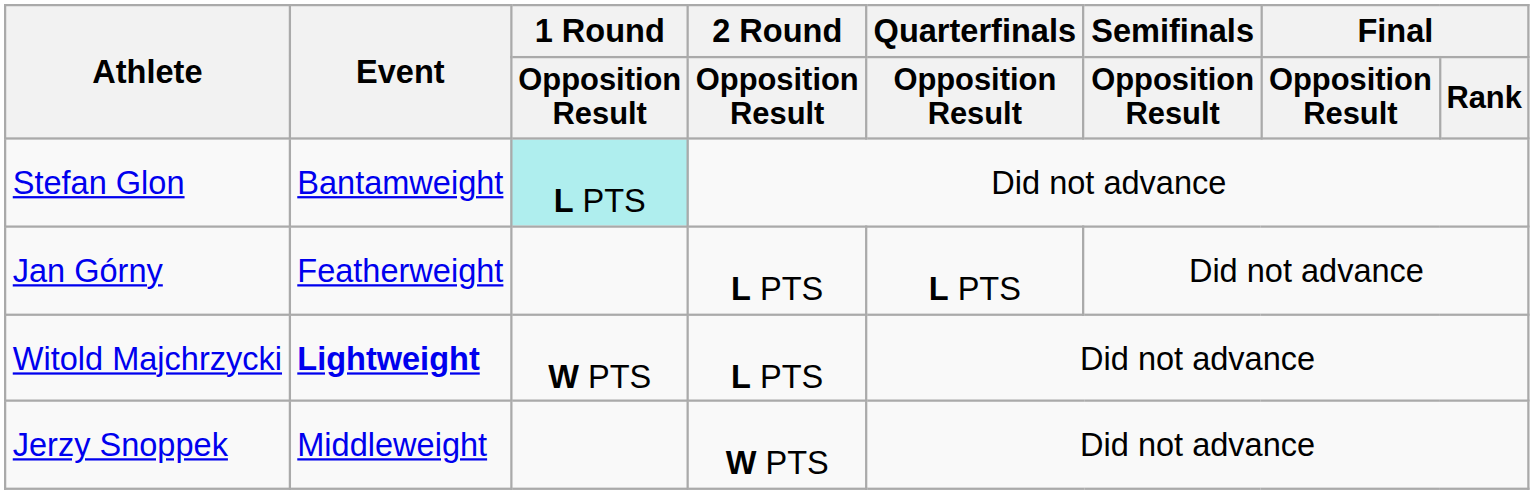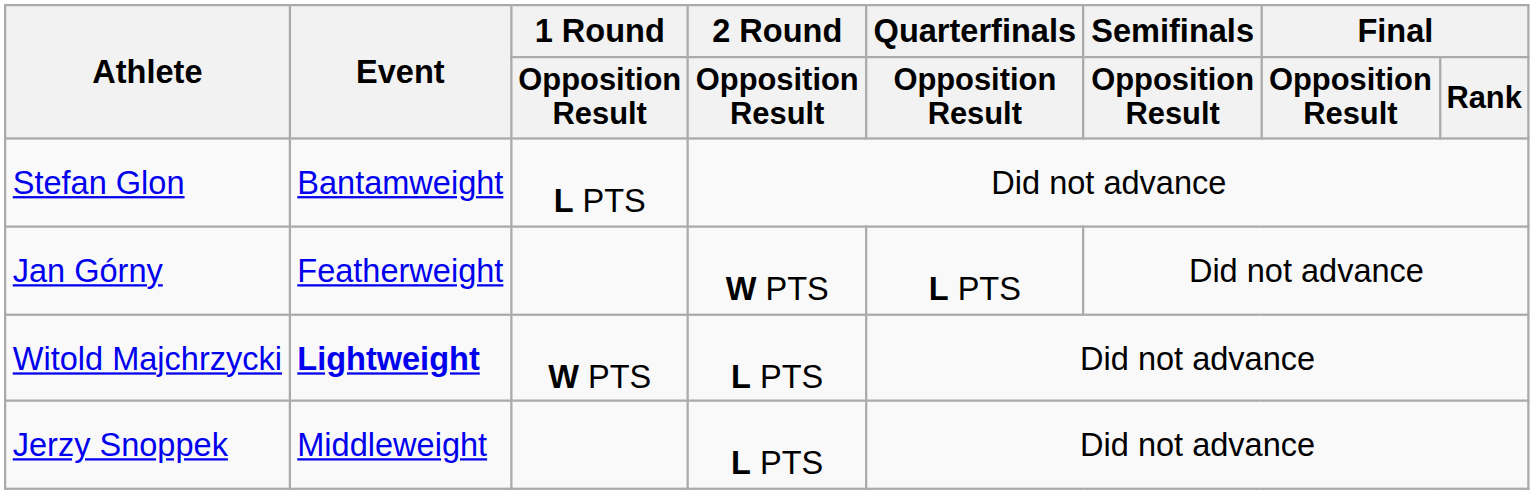(600, 201) paleturquoise background -> (600, 201) no background
(777, 289) L PTS -> (777, 289) W PTS
(777, 464) W PTS -> (777, 464) L PTS
